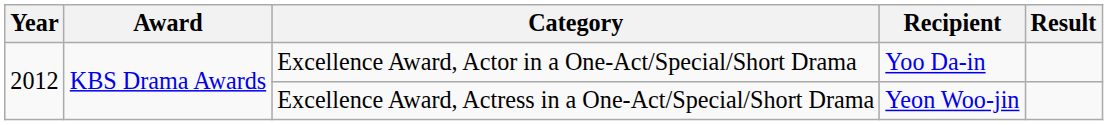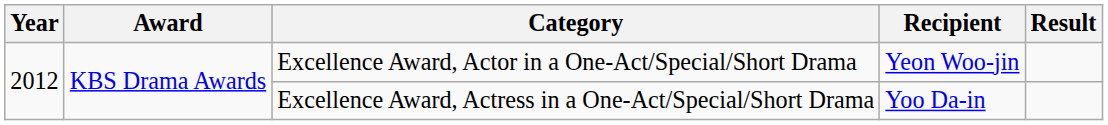(935, 61) Yoo Da-in -> (952, 61) Yeon Woo-jin
(952, 100) Yeon Woo-jin -> (935, 100) Yoo Da-in
